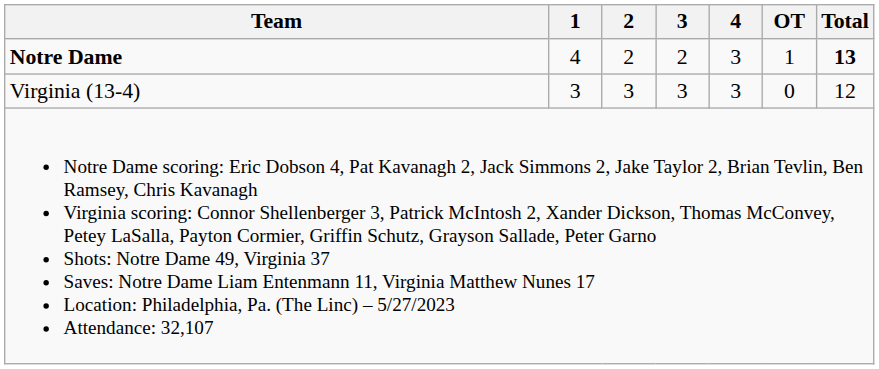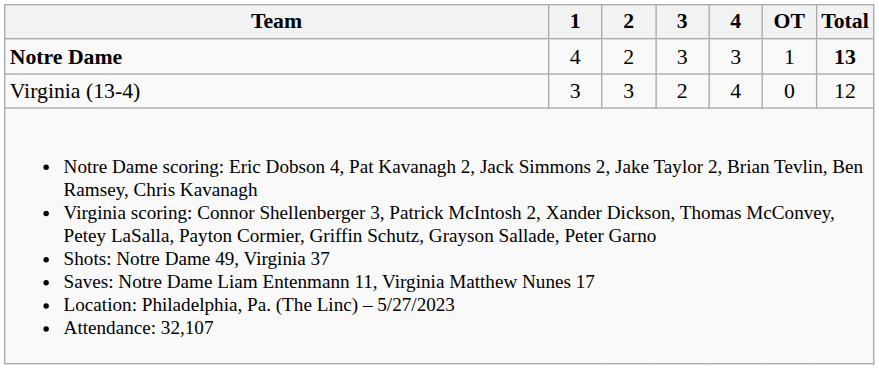(682, 56) 2 -> (682, 56) 3
(682, 90) 3 -> (682, 90) 2
(736, 90) 3 -> (736, 90) 4
